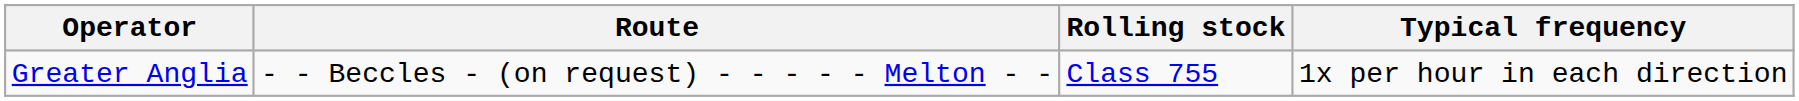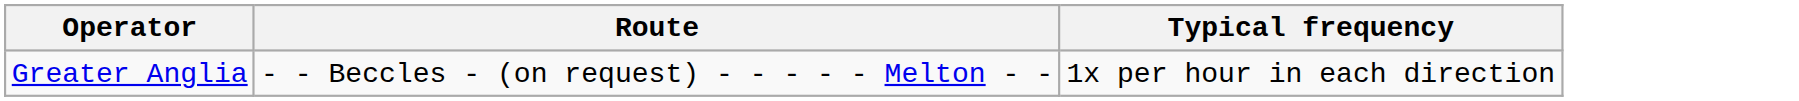- column: (1176, 28)
